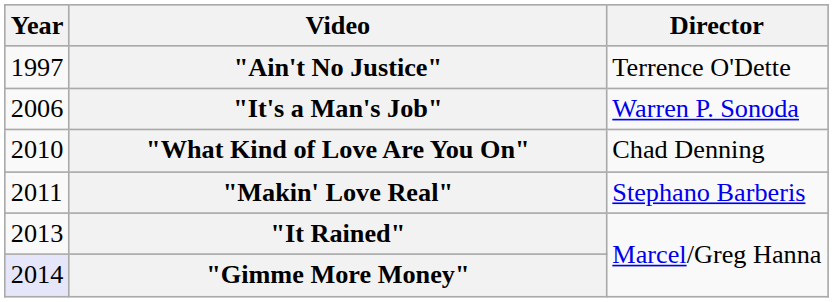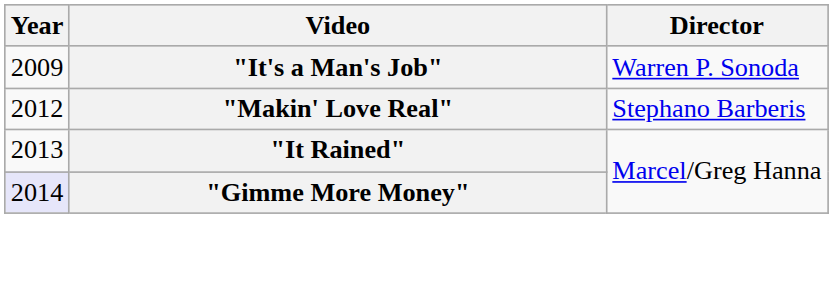- row: (338, 66)
(37, 108) 2006 -> (37, 66) 2009
- row: (338, 150)
(37, 191) 2011 -> (37, 108) 2012
